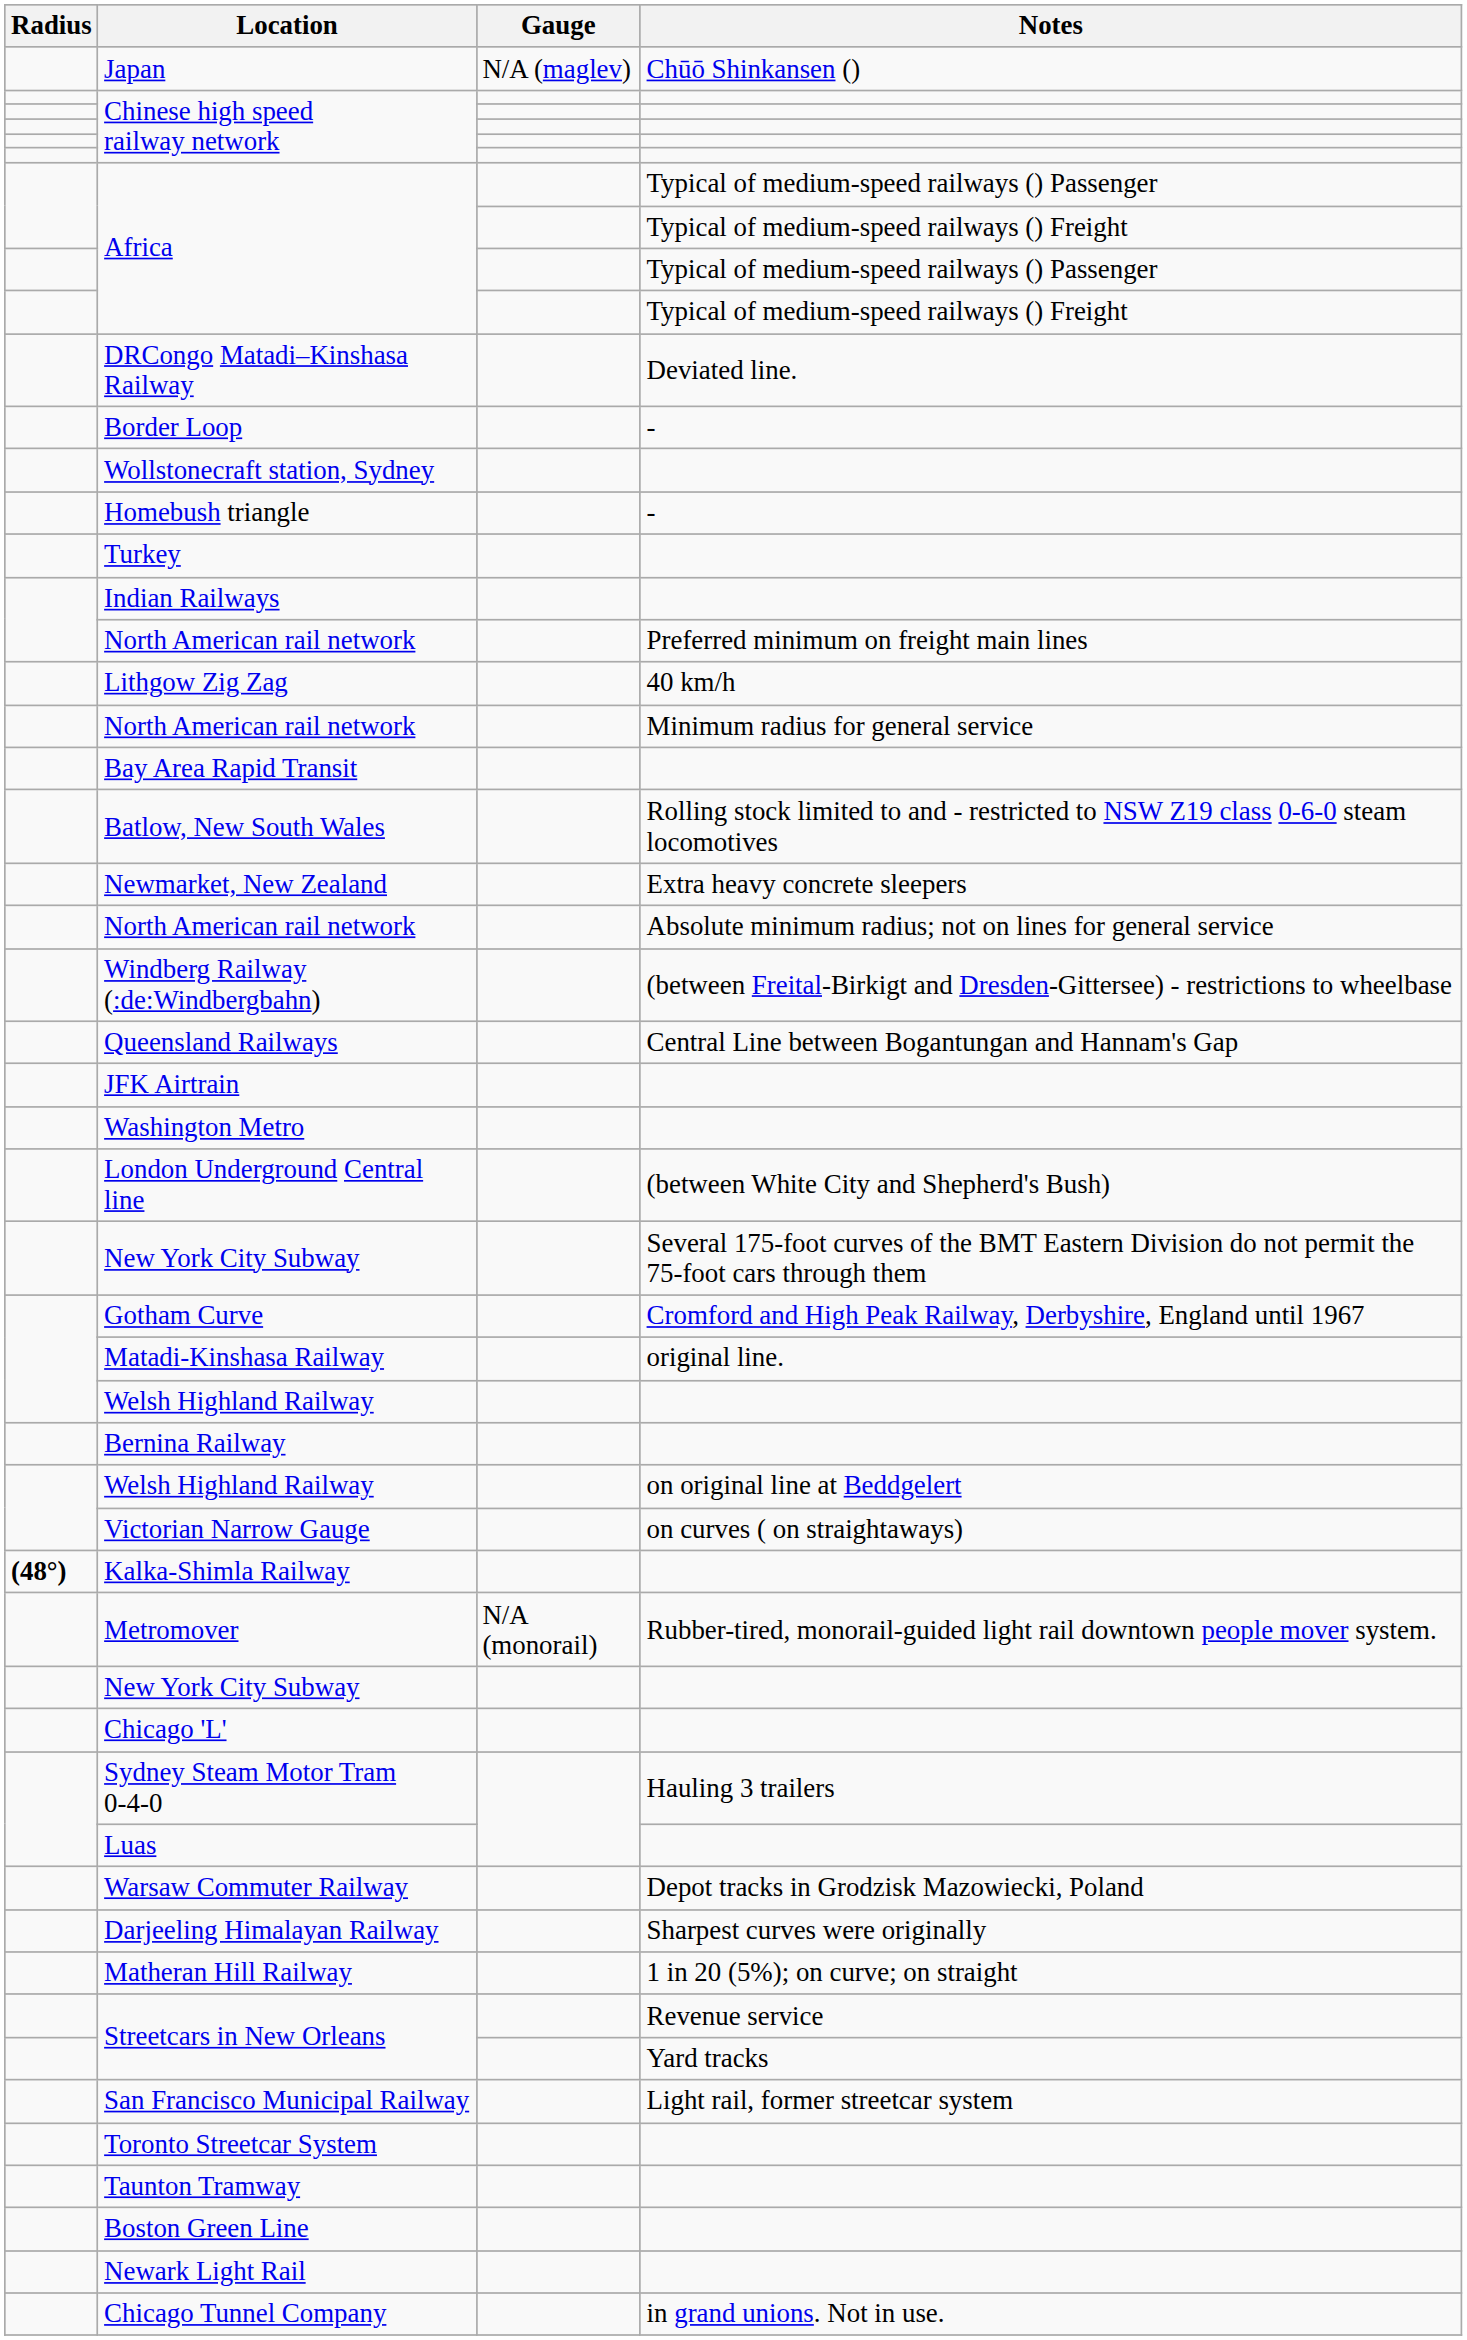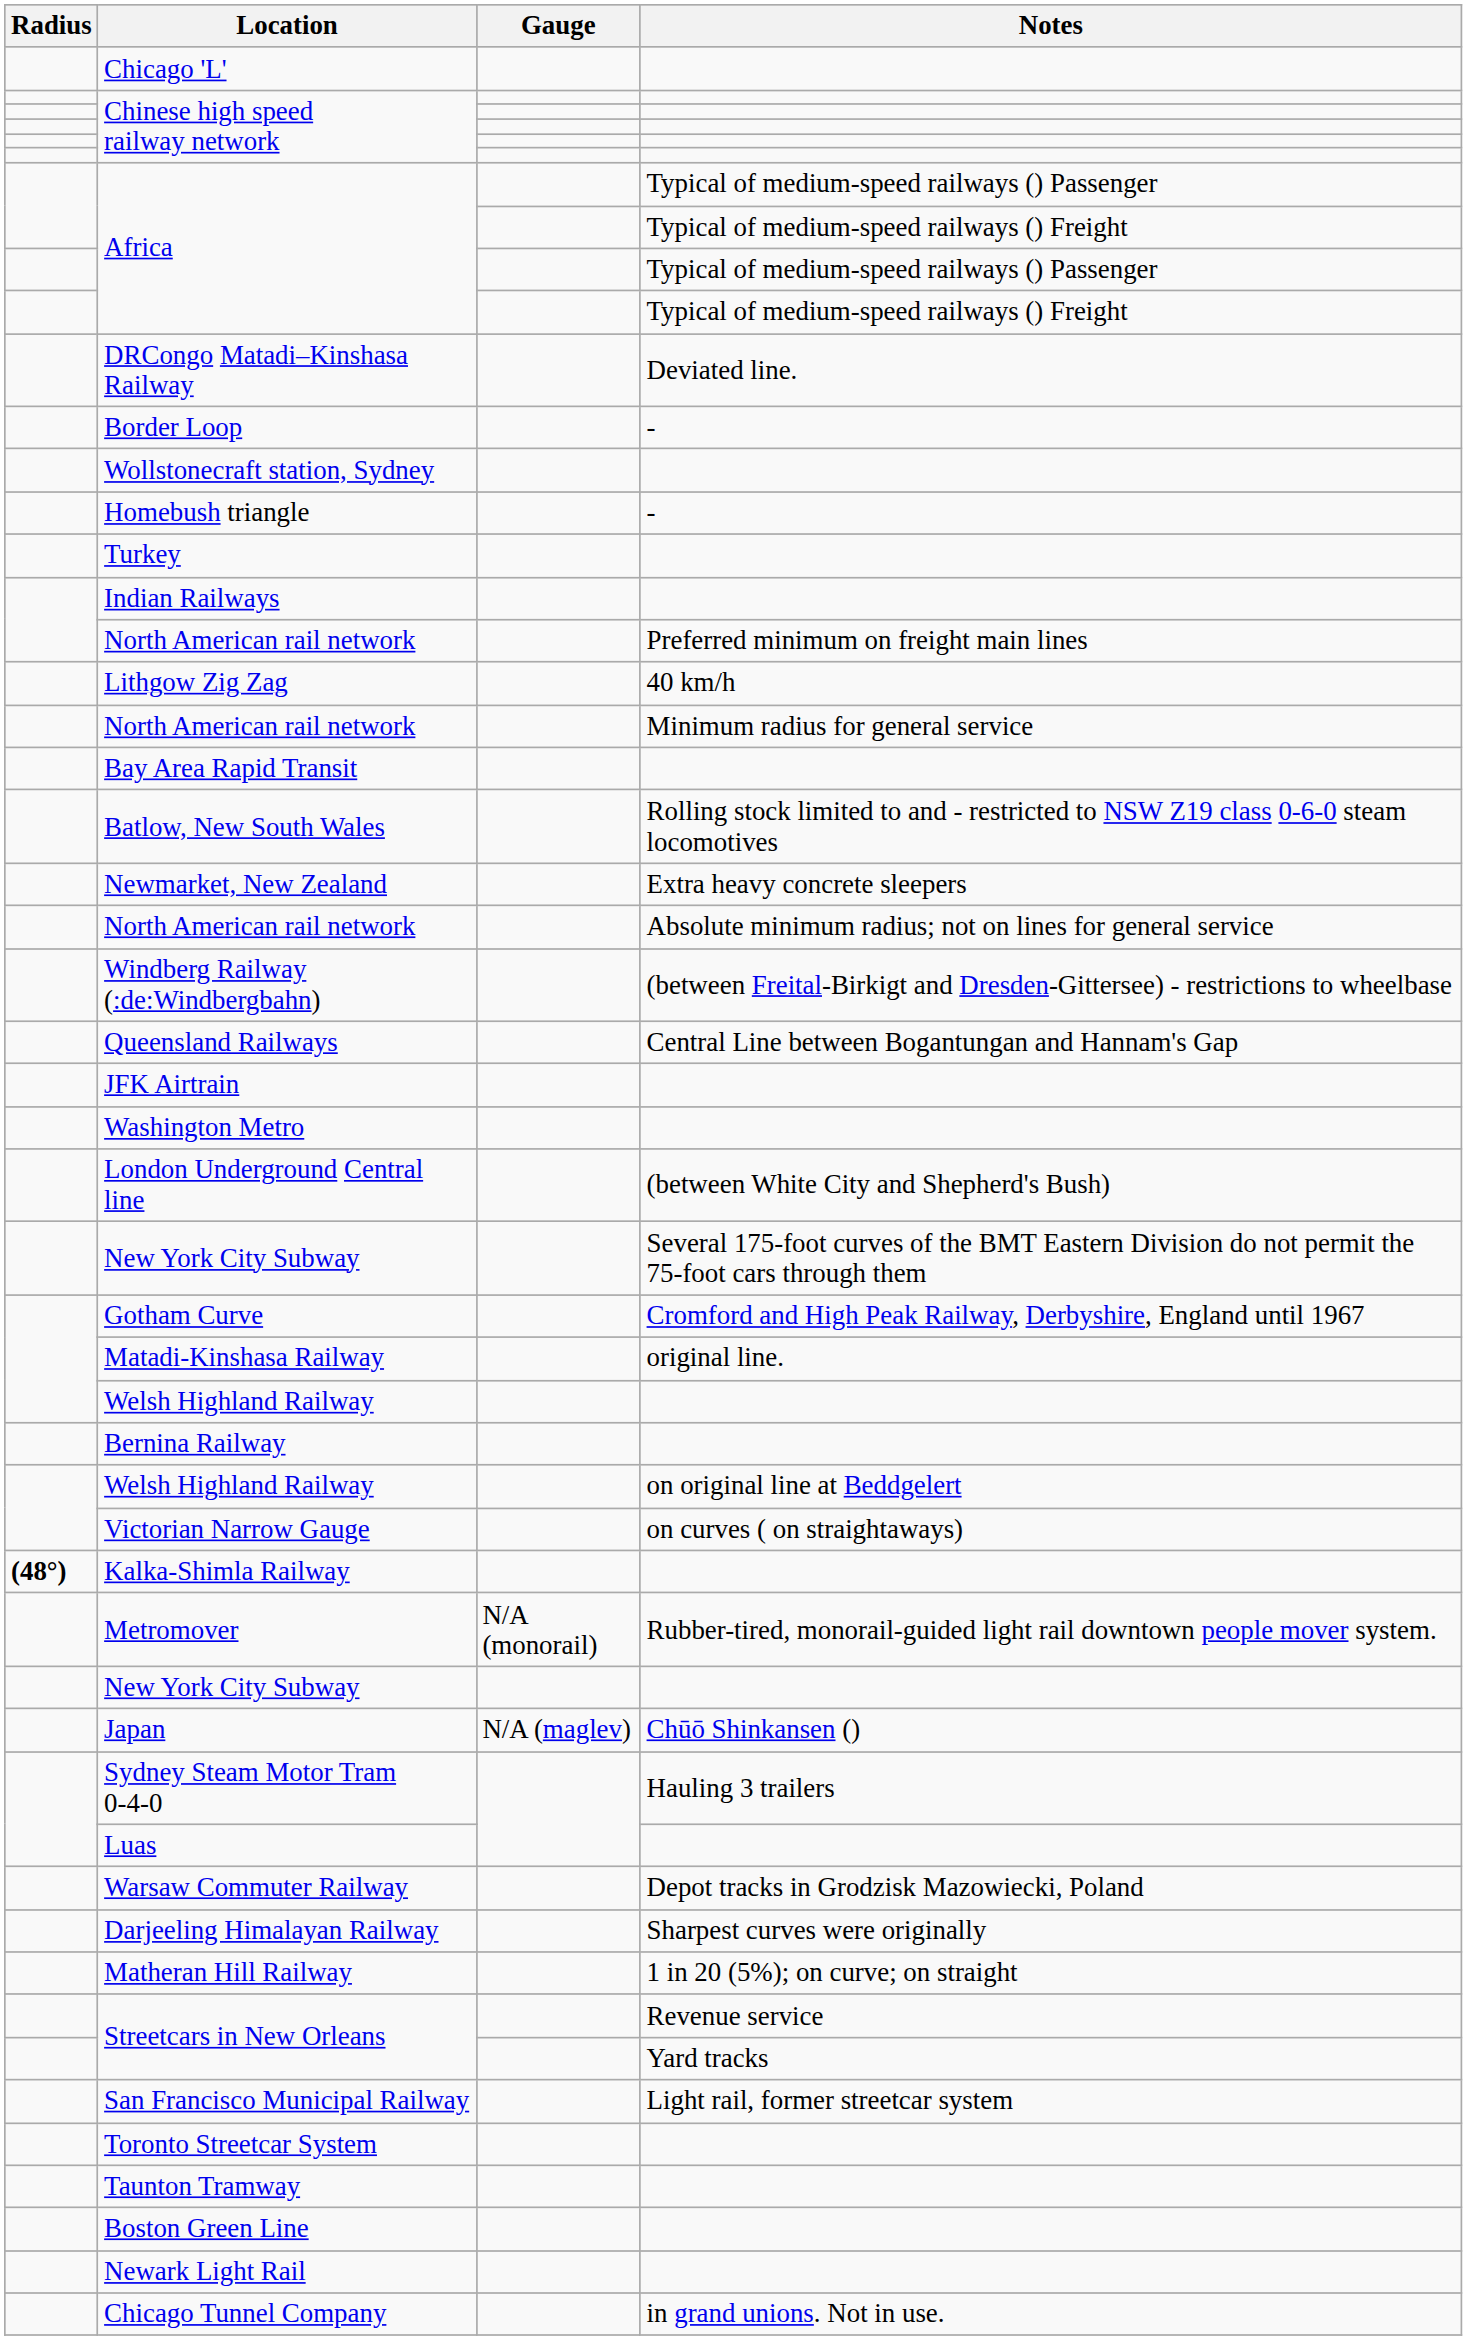rows swapped: (135, 68) <-> (165, 1729)
